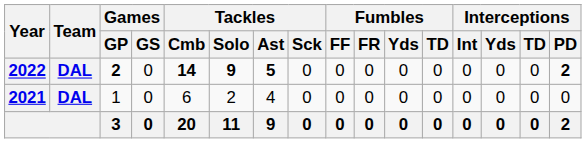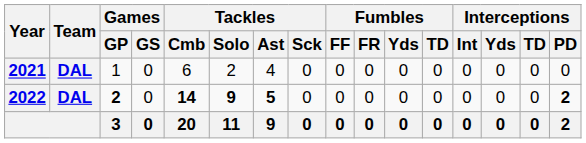rows swapped: (27, 97) <-> (27, 71)
